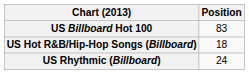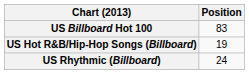(222, 45) 18 -> (222, 45) 19
